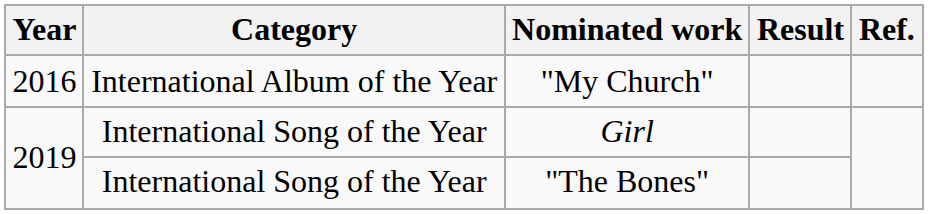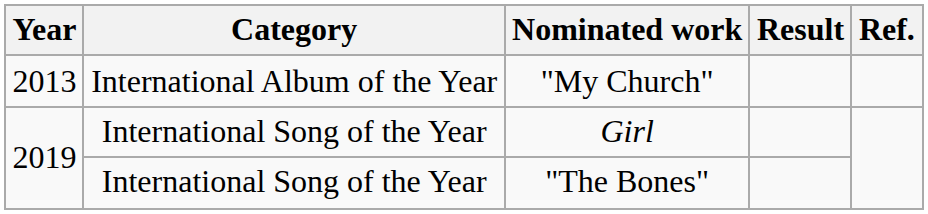(44, 80) 2016 -> (44, 80) 2013
